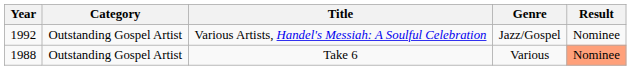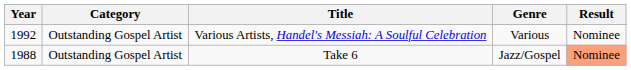(530, 34) Jazz/Gospel -> (530, 34) Various
(530, 55) Various -> (530, 55) Jazz/Gospel
